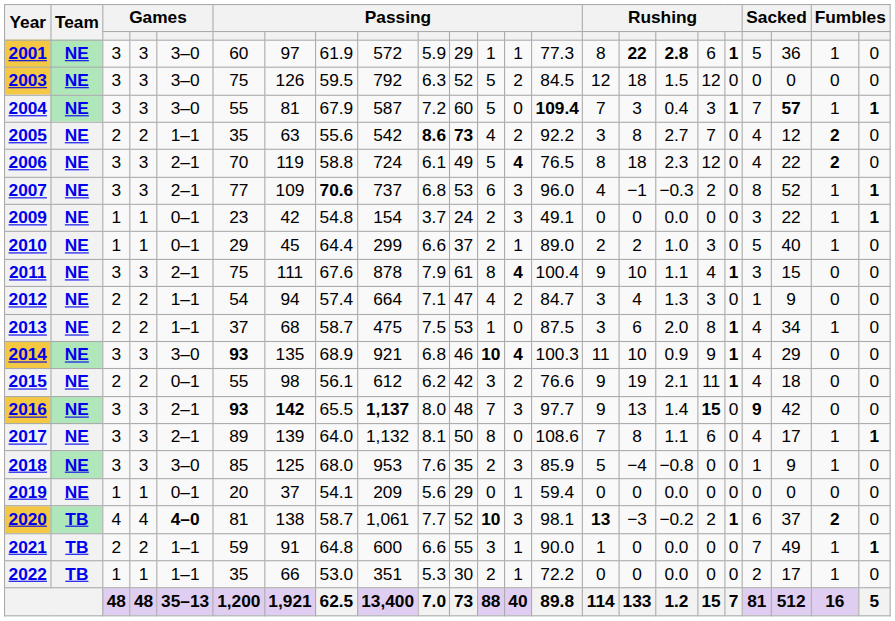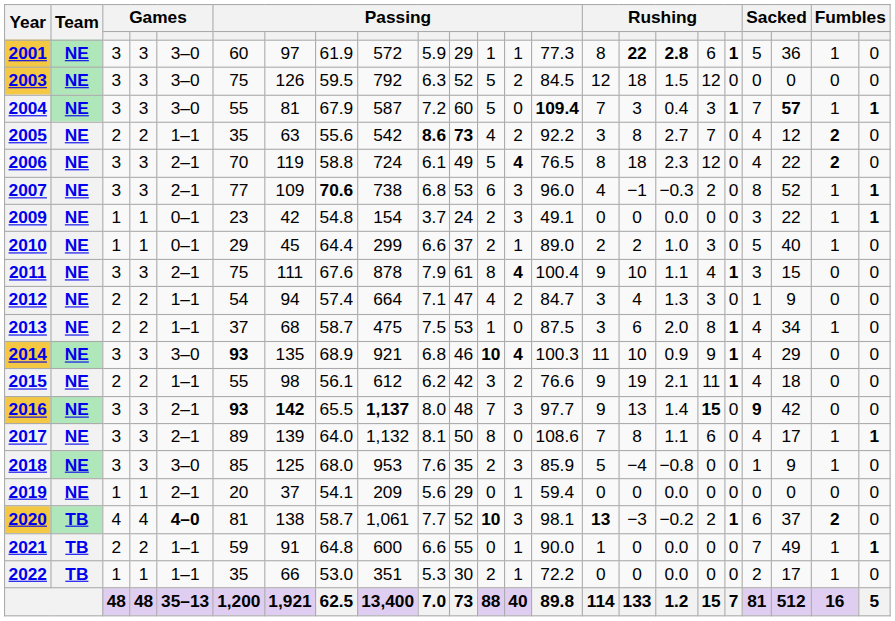(388, 190) 737 -> (388, 190) 738
(185, 382) 0–1 -> (185, 382) 1–1
(185, 492) 0–1 -> (185, 492) 2–1
(491, 546) 3 -> (491, 546) 0
